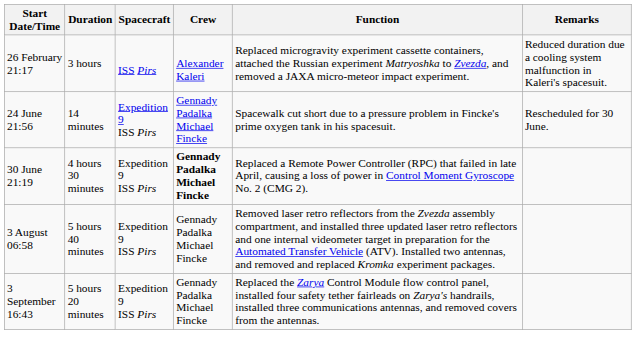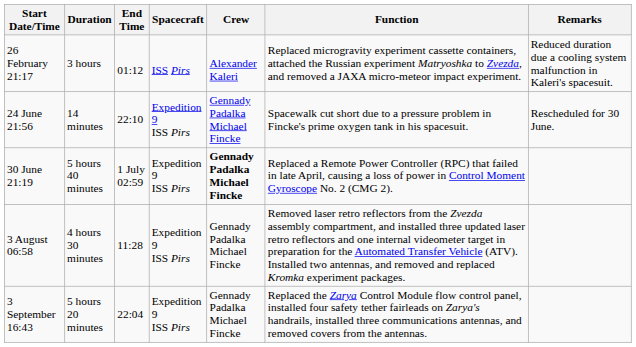+ column: (132, 19)
(86, 176) 4 hours 30 minutes -> (85, 176) 5 hours 40 minutes
(86, 238) 5 hours 40 minutes -> (85, 245) 4 hours 30 minutes
